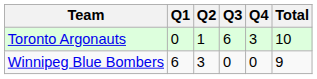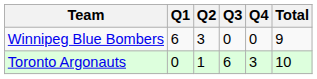rows swapped: (86, 62) <-> (67, 39)
